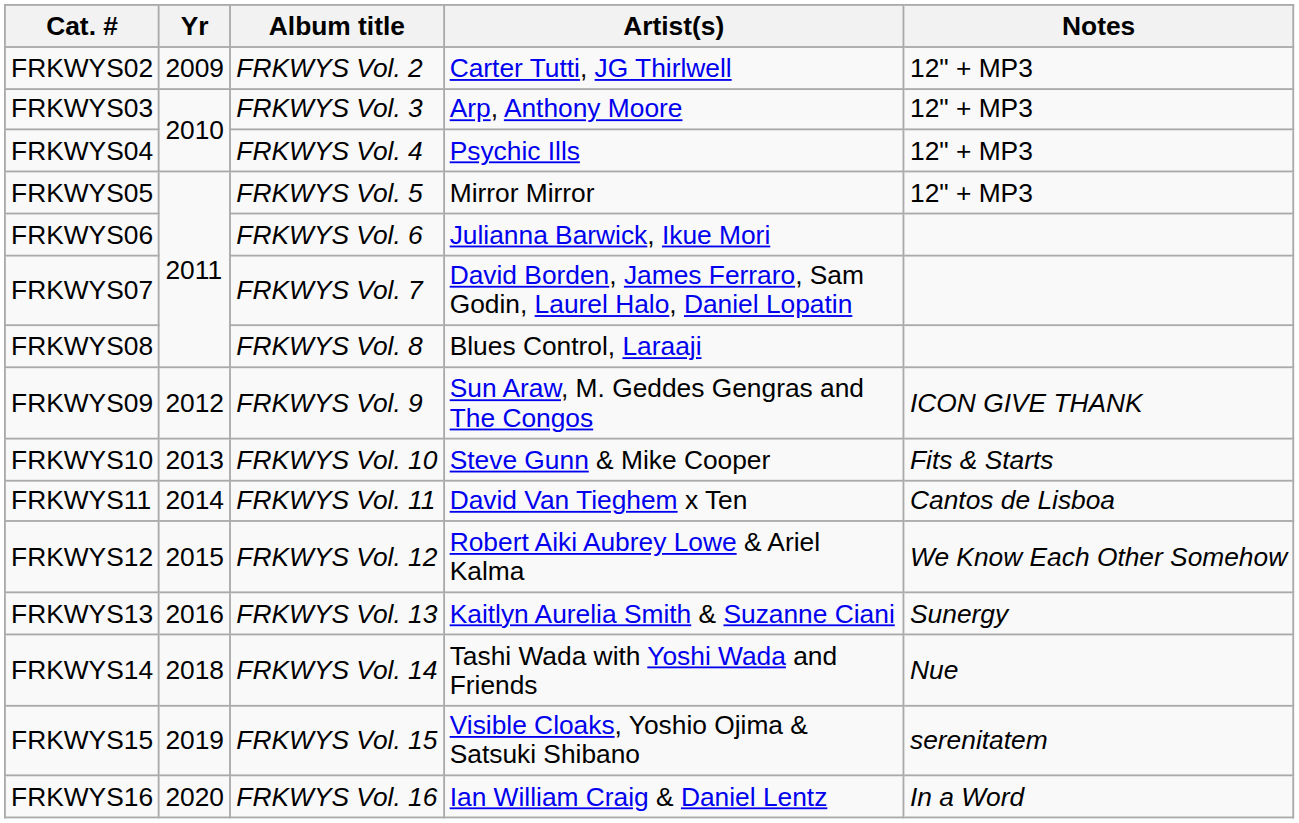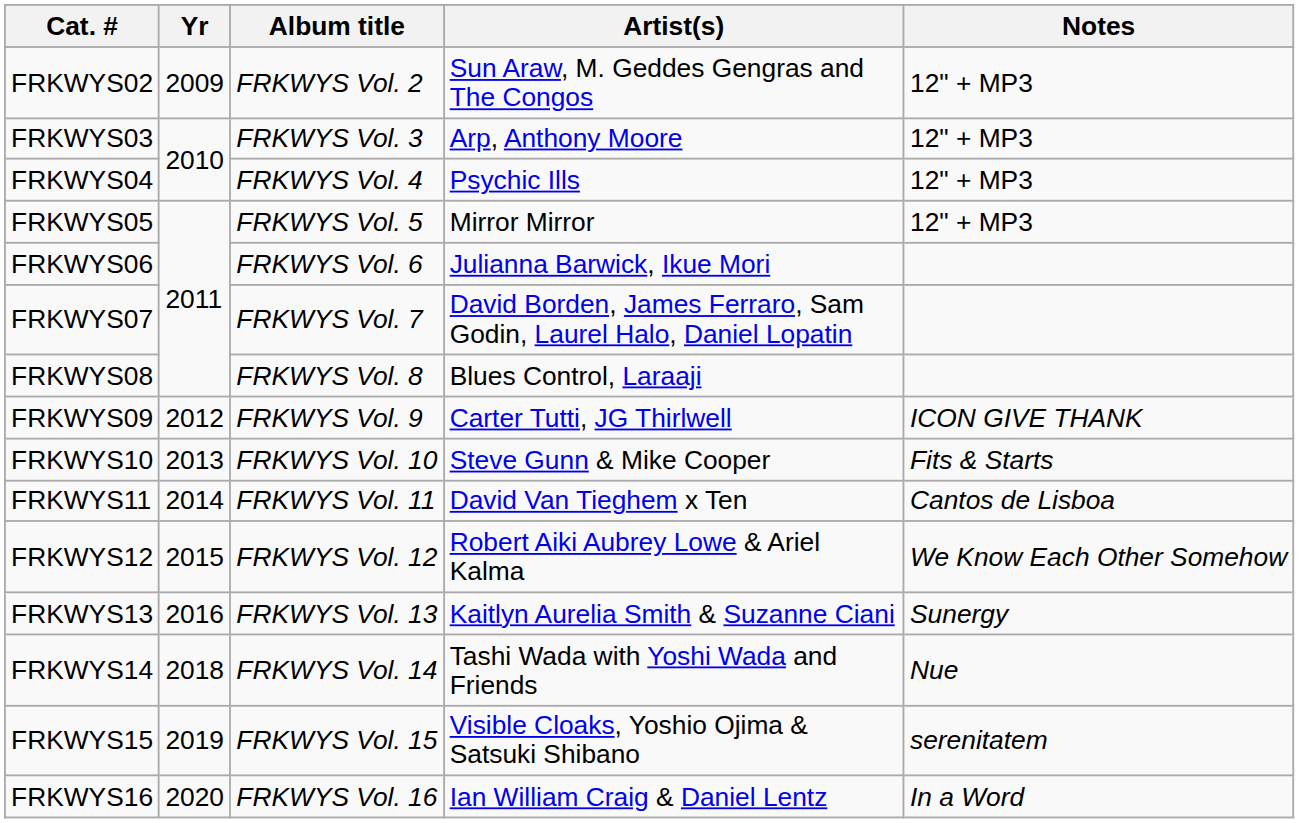(591, 68) Carter Tutti, JG Thirlwell -> (657, 82) Sun Araw, M. Geddes Gengras and The Congos
(657, 403) Sun Araw, M. Geddes Gengras and The Congos -> (591, 418) Carter Tutti, JG Thirlwell
